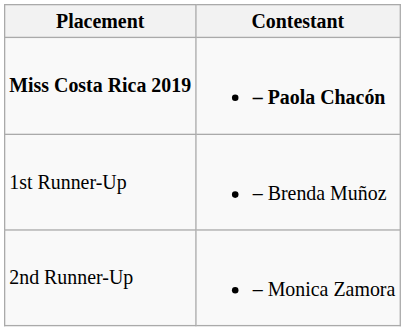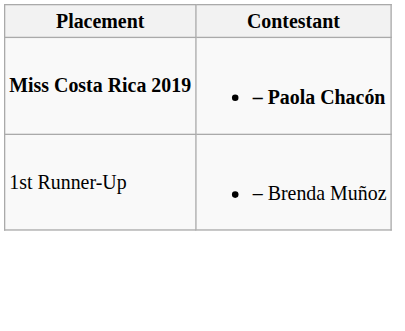- row: (71, 278)
